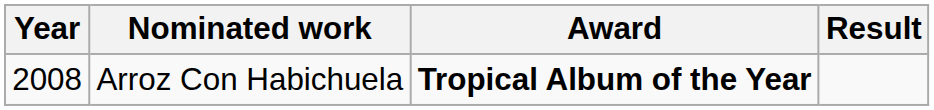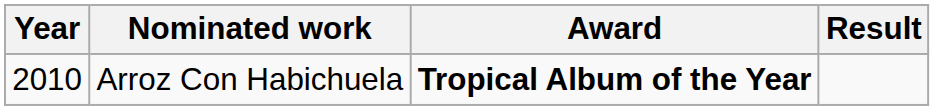(47, 79) 2008 -> (47, 79) 2010
